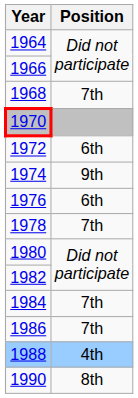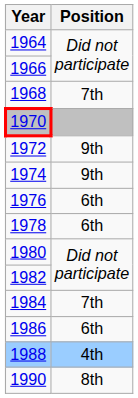(92, 148) 6th -> (92, 148) 9th
(92, 226) 7th -> (92, 226) 6th
(92, 328) 7th -> (92, 328) 6th
